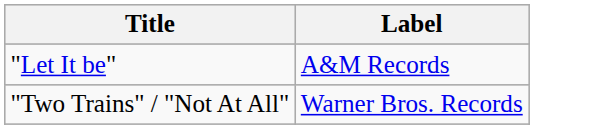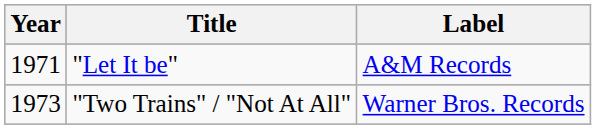+ column: (36, 24)
